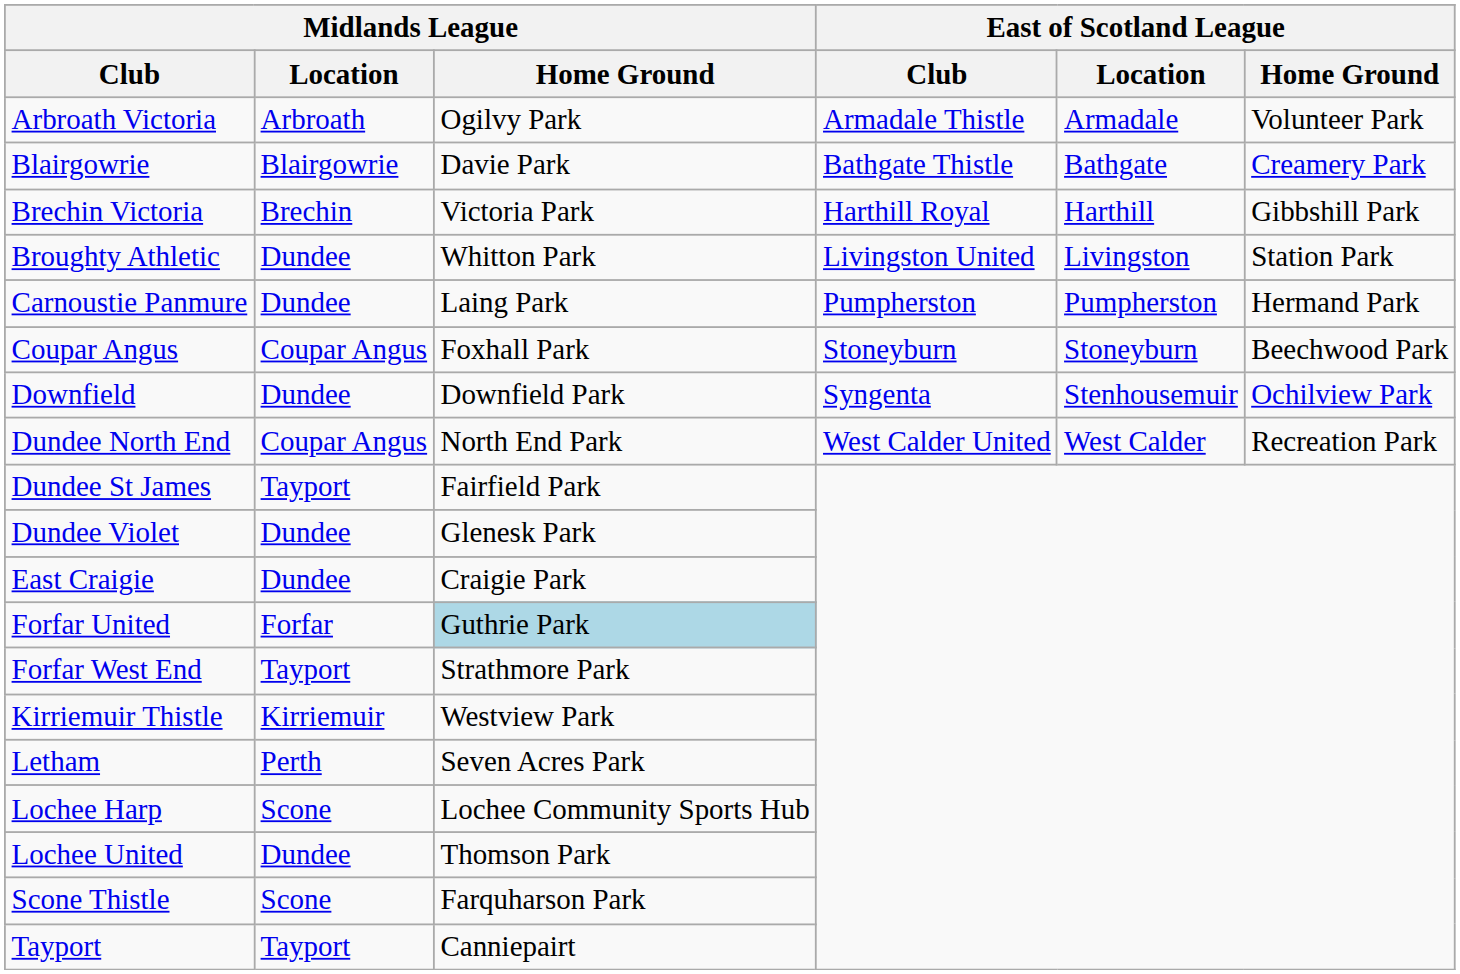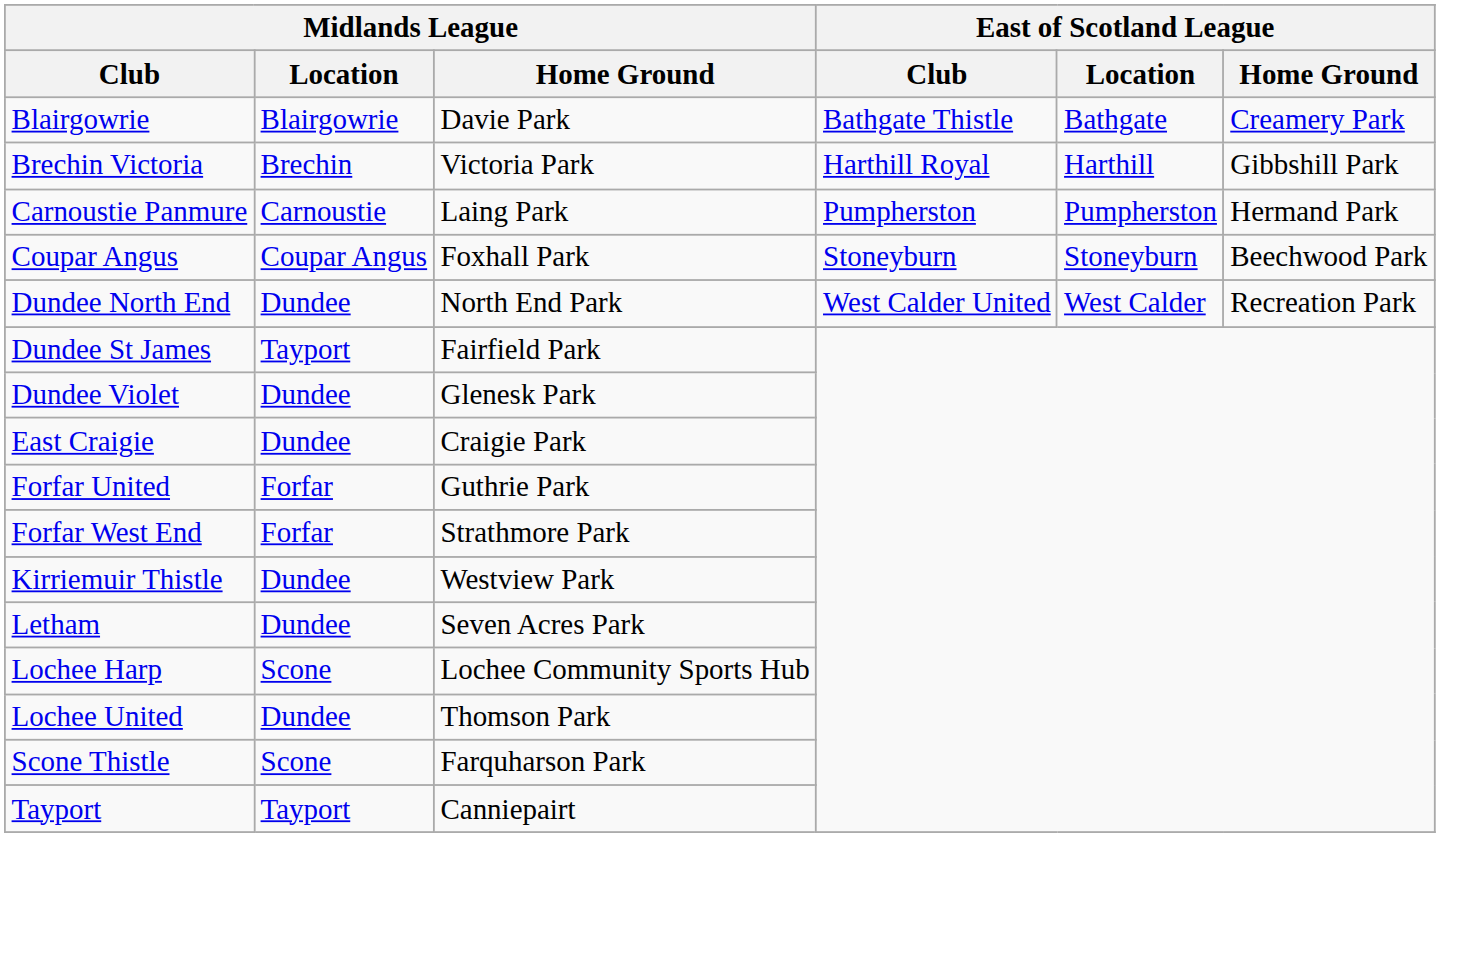- row: (114, 119)
- row: (116, 257)
(306, 303) Dundee -> (323, 211) Carnoustie
- row: (74, 394)
(344, 440) Coupar Angus -> (306, 303) Dundee
(515, 624) lightblue background -> (515, 486) no background
(305, 670) Tayport -> (297, 532) Forfar
(323, 716) Kirriemuir -> (306, 578) Dundee
(291, 762) Perth -> (306, 624) Dundee
